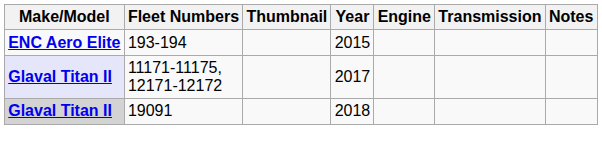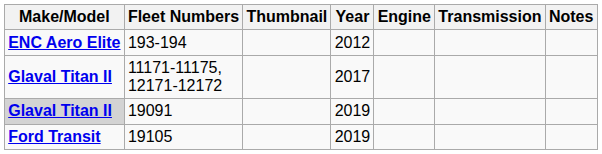(352, 42) 2015 -> (352, 42) 2012
(60, 76) lavender background -> (60, 76) no background
(352, 111) 2018 -> (352, 111) 2019
+ row: (150, 136)
